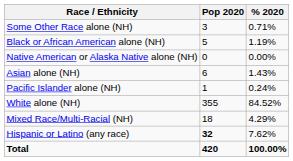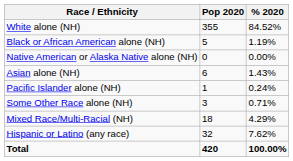rows swapped: (43, 103) <-> (69, 27)
(207, 133) bold -> (207, 133) normal
